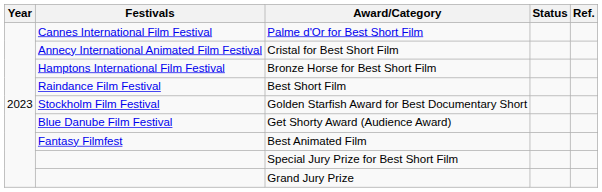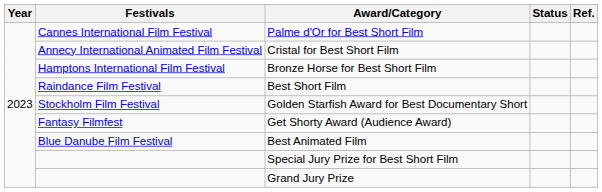(105, 123) Blue Danube Film Festival -> (80, 123) Fantasy Filmfest
(80, 141) Fantasy Filmfest -> (105, 141) Blue Danube Film Festival
